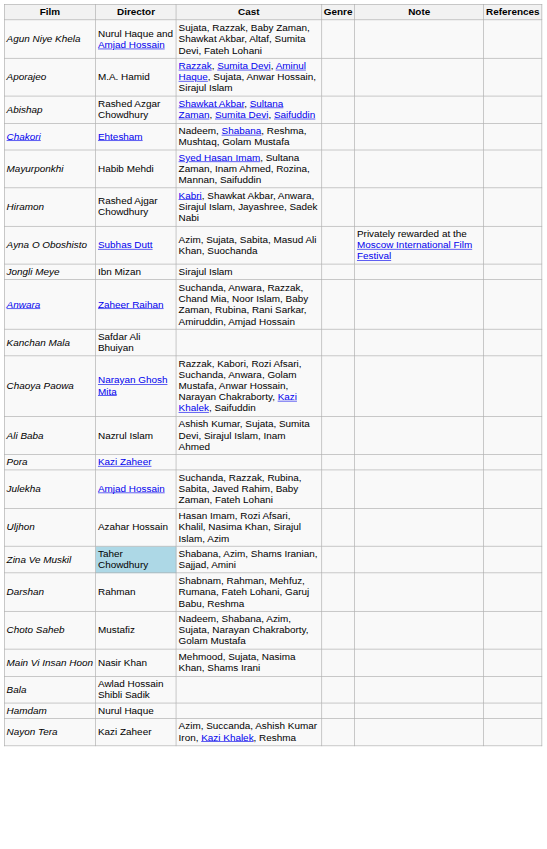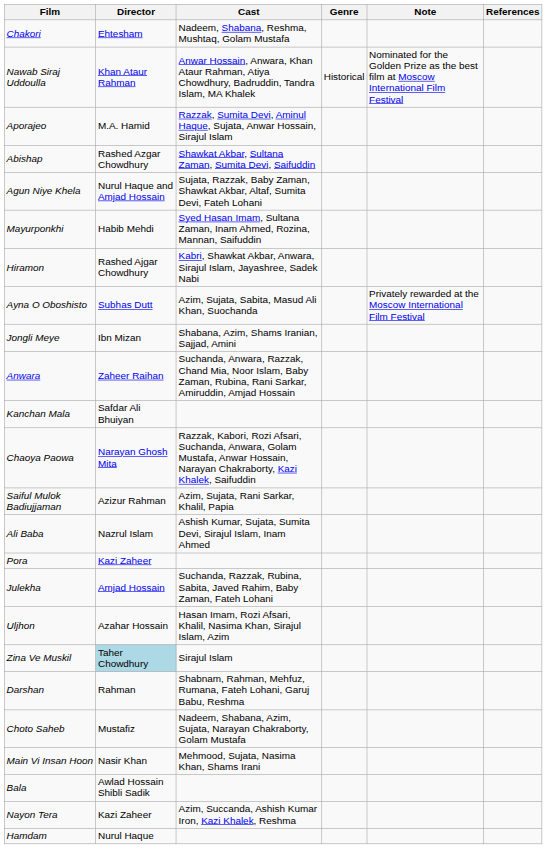rows swapped: (24, 136) <-> (44, 39)
+ row: (33, 77)
(206, 272) Sirajul Islam -> (248, 338) Shabana, Azim, Shams Iranian, Sajjad, Amini
+ row: (34, 501)
(248, 559) Shabana, Azim, Shams Iranian, Sajjad, Amini -> (206, 658) Sirajul Islam
rows swapped: (32, 732) <-> (27, 711)
